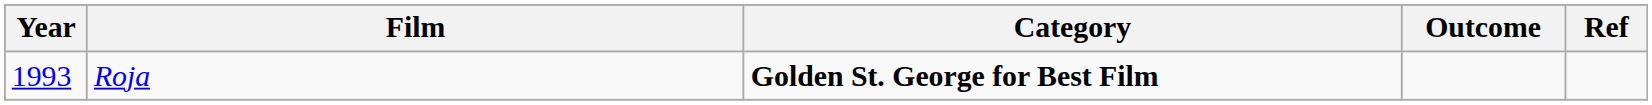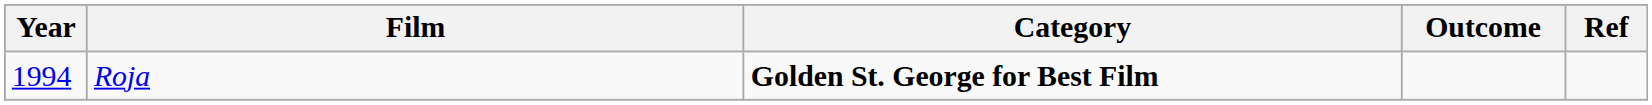(42, 75) 1993 -> (42, 75) 1994
